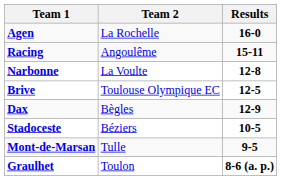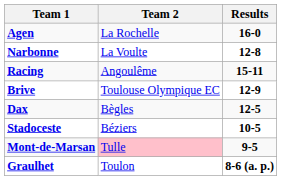rows swapped: (33, 71) <-> (25, 52)
(250, 90) 12-5 -> (250, 90) 12-9
(250, 109) 12-9 -> (250, 109) 12-5
(113, 147) no background -> (113, 147) pink background
